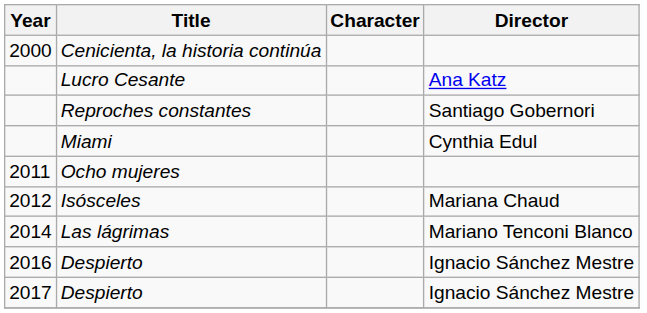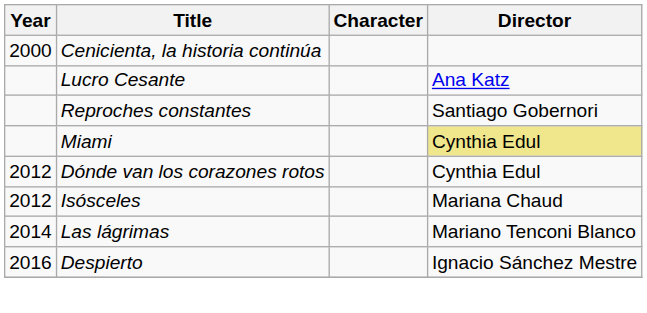(483, 141) no background -> (486, 141) khaki background
- row: (30, 171)
+ row: (30, 171)
- row: (30, 293)
